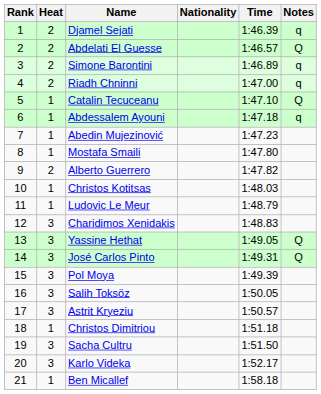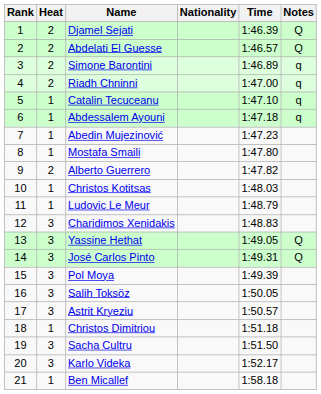(299, 30) q -> (299, 30) Q
(299, 100) Q -> (299, 100) q
